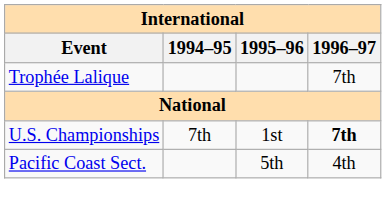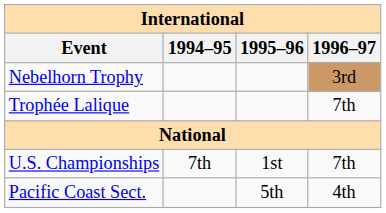+ row: (76, 76)
(344, 134) bold -> (344, 163) normal
